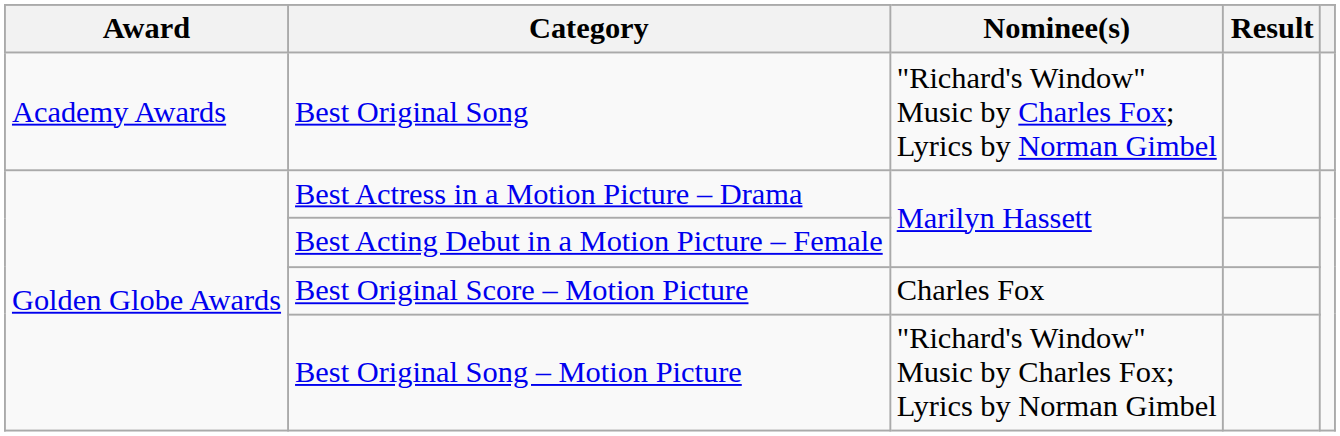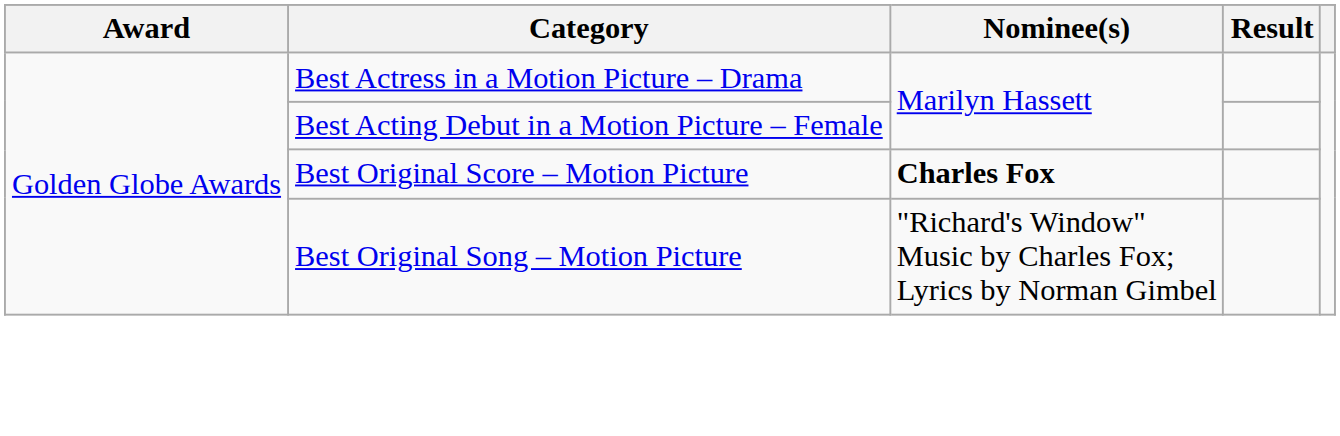- row: (412, 111)
(971, 289) normal -> (976, 173) bold
